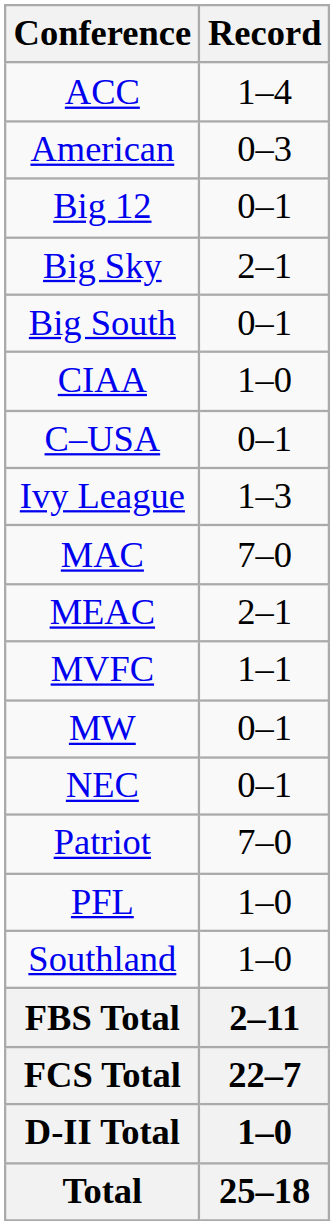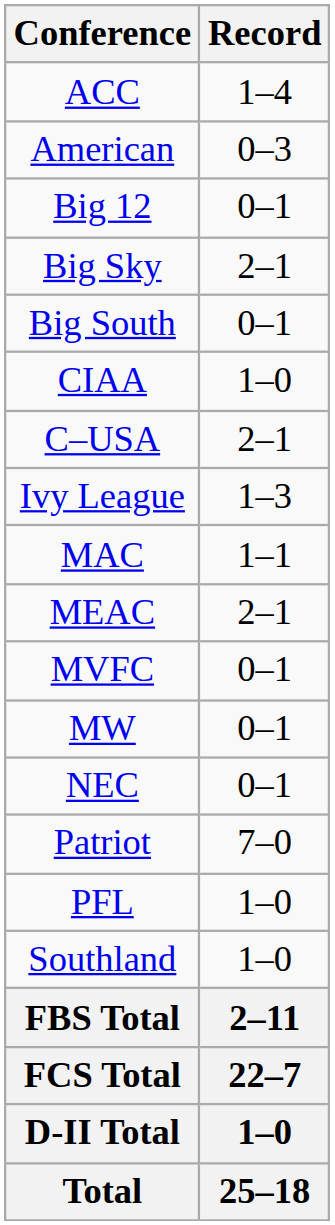(265, 438) 0–1 -> (265, 438) 2–1
(265, 554) 7–0 -> (265, 554) 1–1
(265, 669) 1–1 -> (265, 669) 0–1
